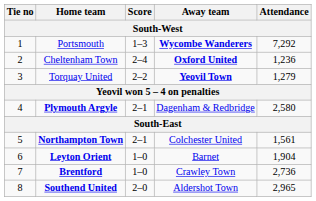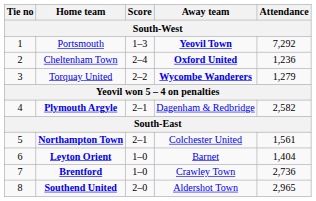(206, 44) Wycombe Wanderers -> (206, 44) Yeovil Town
(206, 76) Yeovil Town -> (206, 76) Wycombe Wanderers
(284, 108) 2,580 -> (284, 108) 2,582
(284, 156) 1,904 -> (284, 156) 1,404
